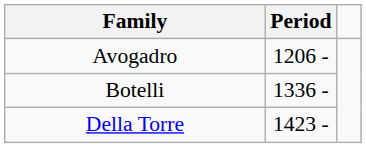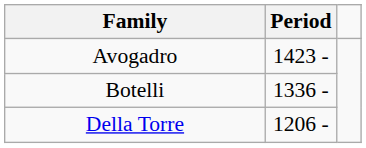(301, 55) 1206 - -> (301, 55) 1423 -
(301, 124) 1423 - -> (301, 124) 1206 -
